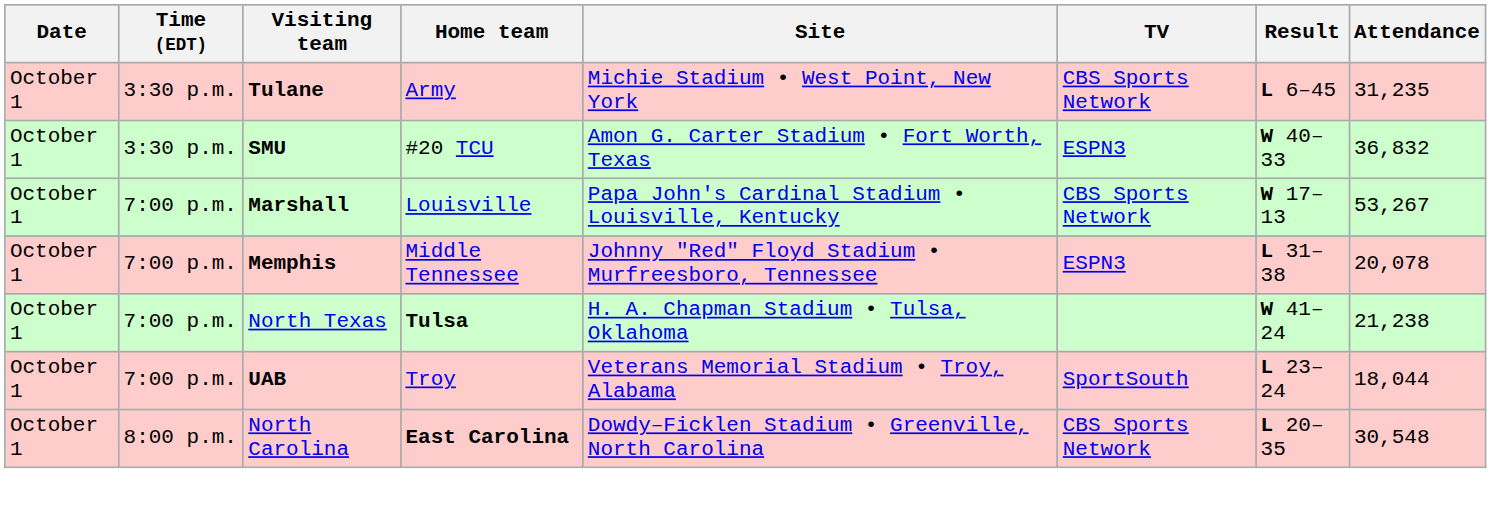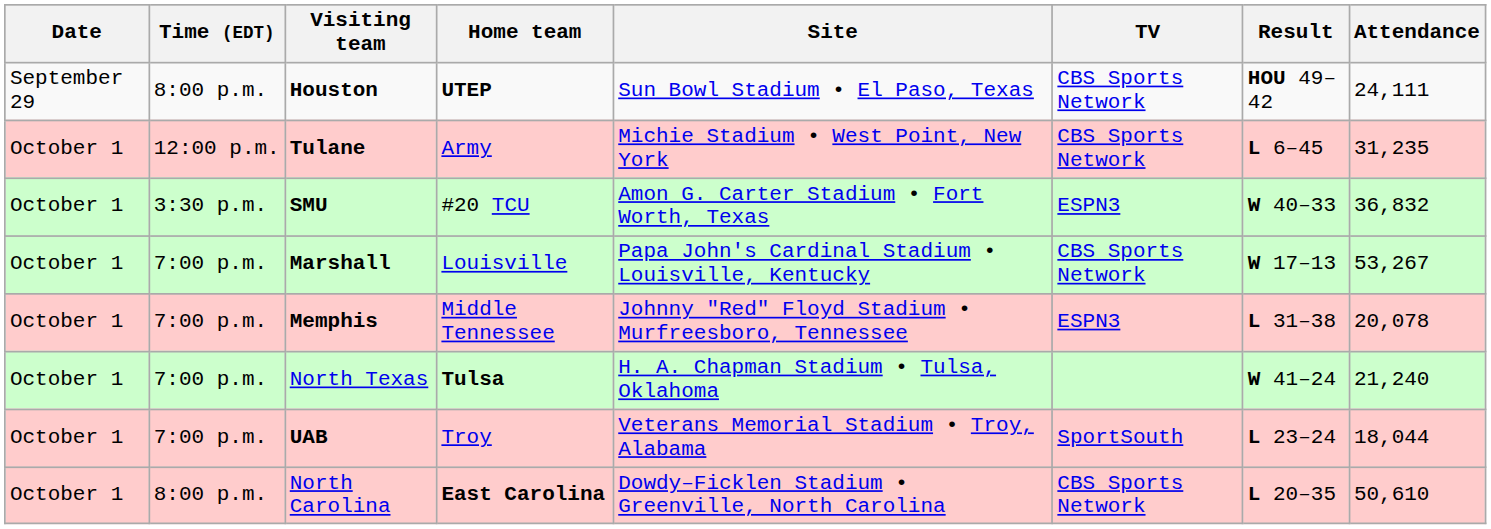+ row: (334, 92)
(180, 92) 3:30 p.m. -> (217, 149) 12:00 p.m.
(1392, 323) 21,238 -> (1392, 380) 21,240
(1392, 438) 30,548 -> (1392, 496) 50,610
